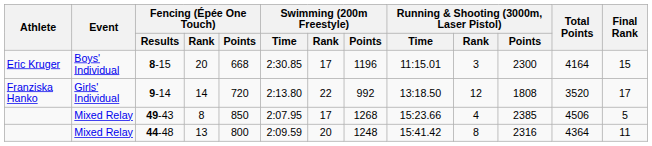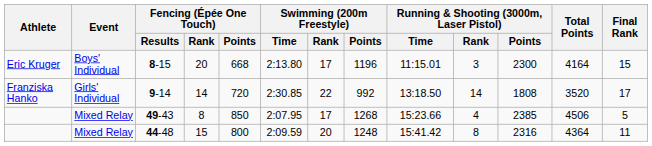(284, 65) 2:30.85 -> (284, 65) 2:13.80
(284, 93) 2:13.80 -> (284, 93) 2:30.85
(476, 93) 12 -> (476, 93) 14
(201, 133) 13 -> (201, 133) 15
